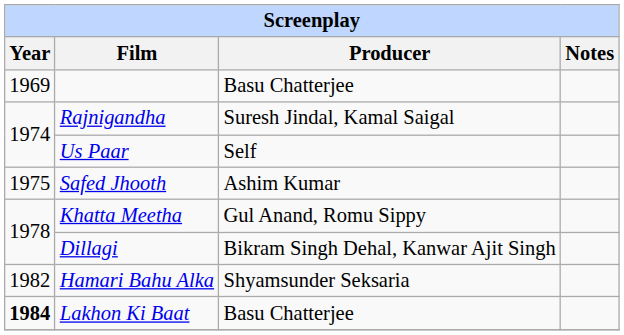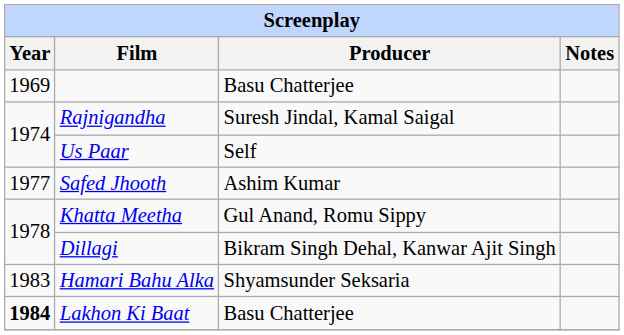(30, 183) 1975 -> (30, 183) 1977
(30, 280) 1982 -> (30, 280) 1983
